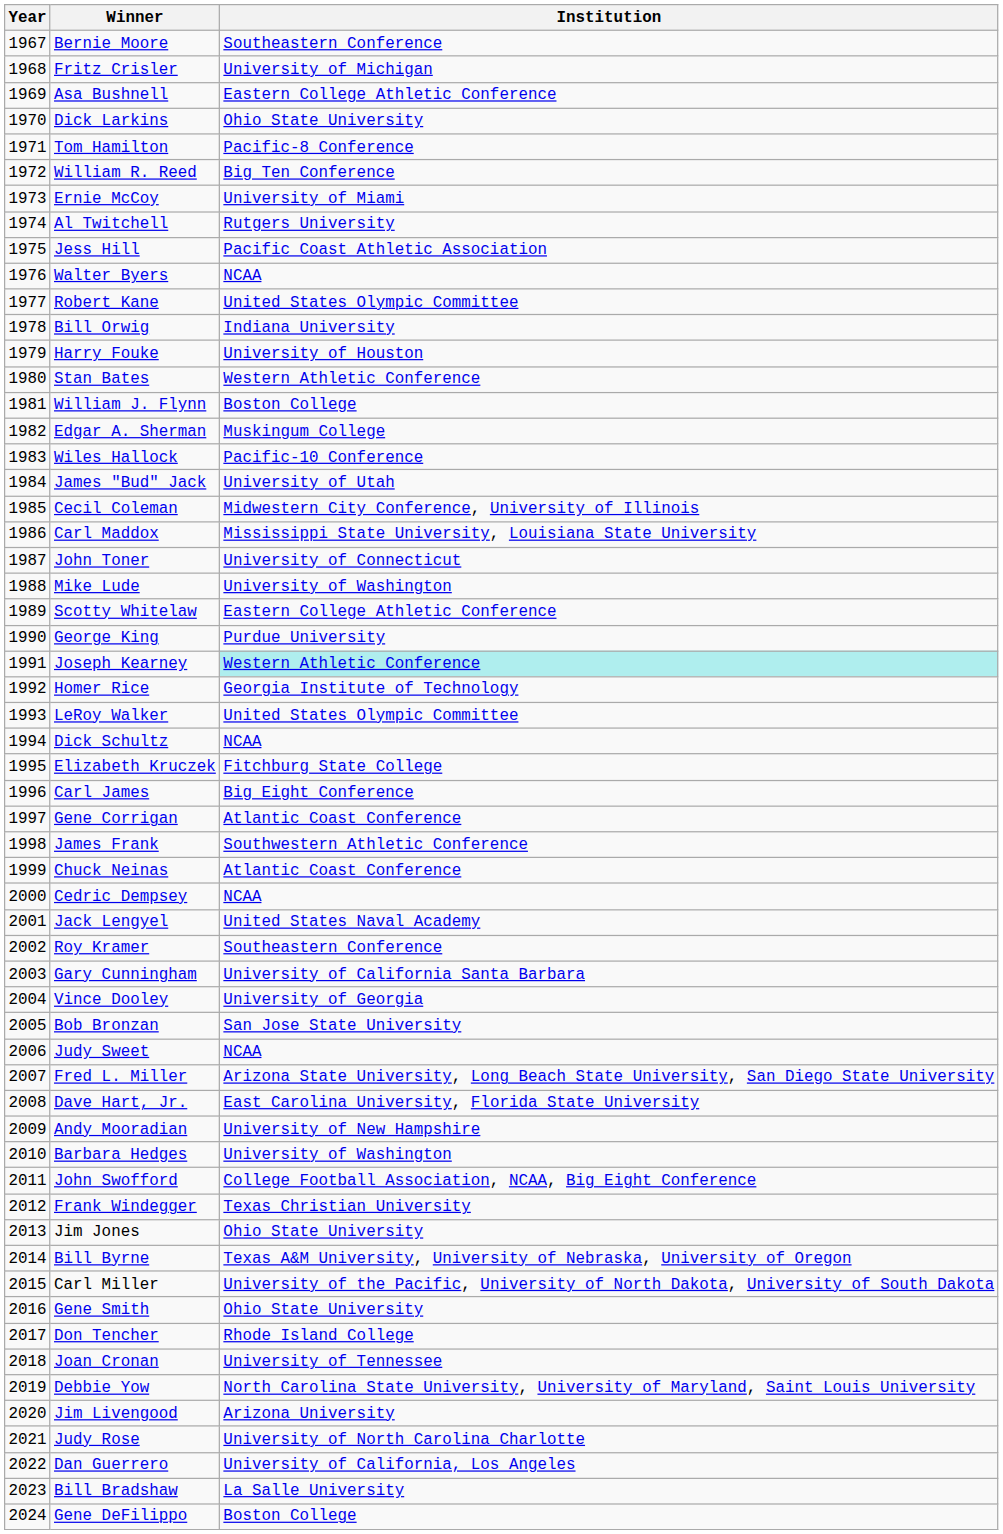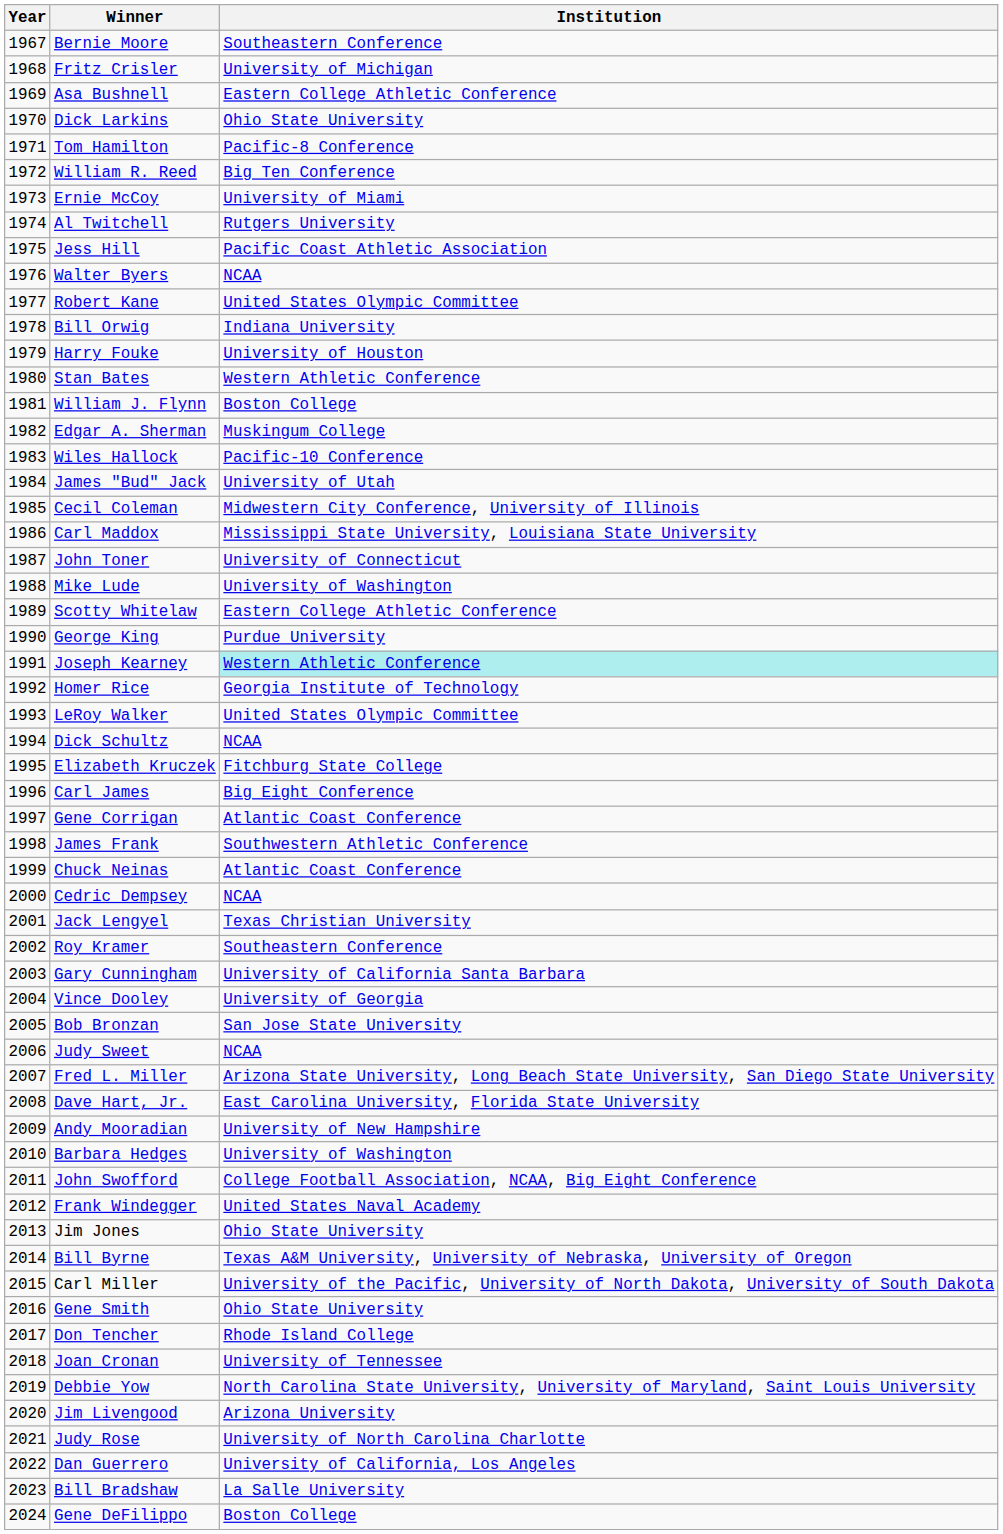(352, 922) United States Naval Academy -> (347, 922) Texas Christian University
(347, 1207) Texas Christian University -> (352, 1207) United States Naval Academy
